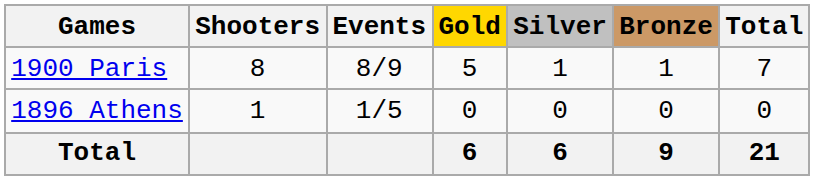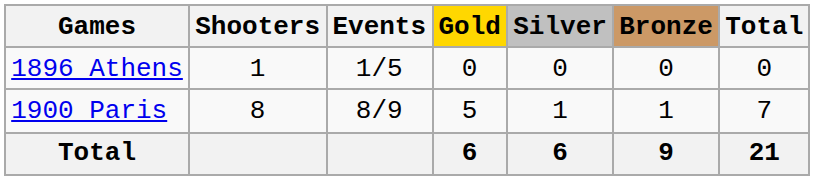rows swapped: (97, 111) <-> (89, 69)
